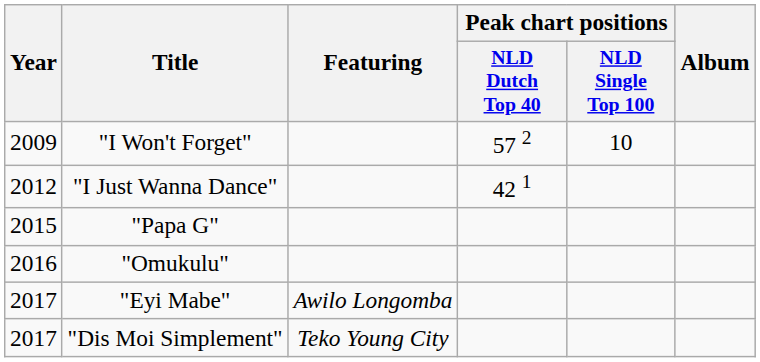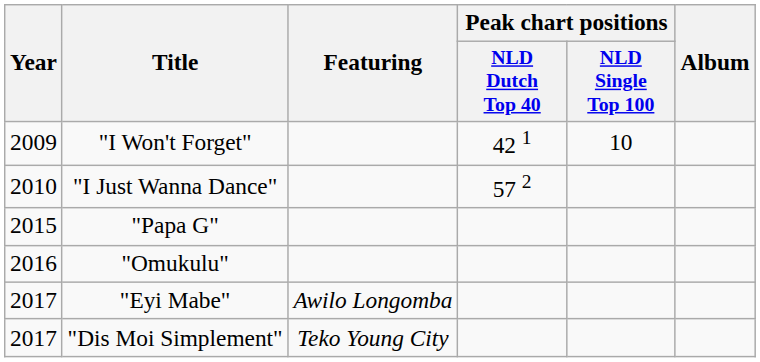(512, 142) 57 2 -> (512, 142) 42 1
(33, 186) 2012 -> (33, 186) 2010
(512, 186) 42 1 -> (512, 186) 57 2
